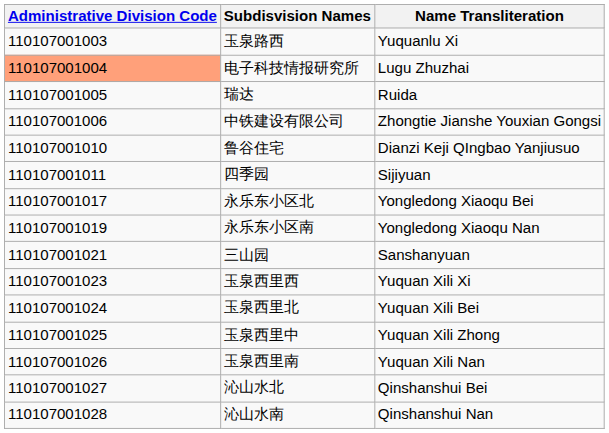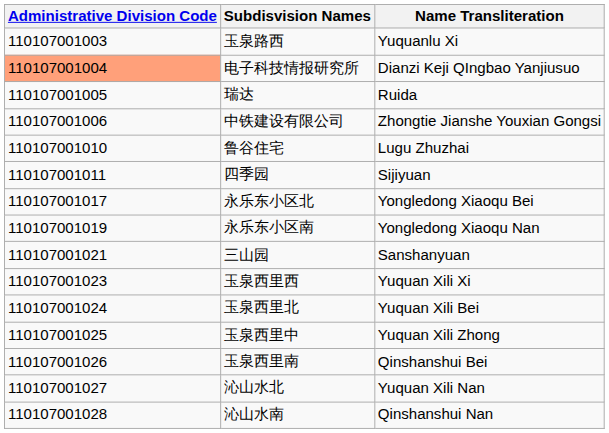(423, 68) Lugu Zhuzhai -> (479, 68) Dianzi Keji QIngbao Yanjiusuo
(479, 148) Dianzi Keji QIngbao Yanjiusuo -> (423, 148) Lugu Zhuzhai
(431, 361) Yuquan Xili Nan -> (433, 361) Qinshanshui Bei
(433, 388) Qinshanshui Bei -> (431, 388) Yuquan Xili Nan
